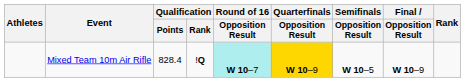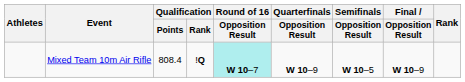(170, 60) 828.4 -> (170, 60) 808.4
(302, 70) gold background -> (302, 70) no background
